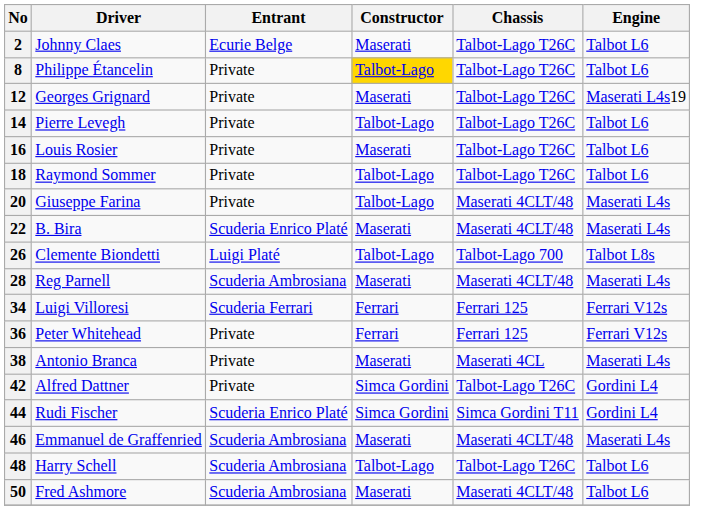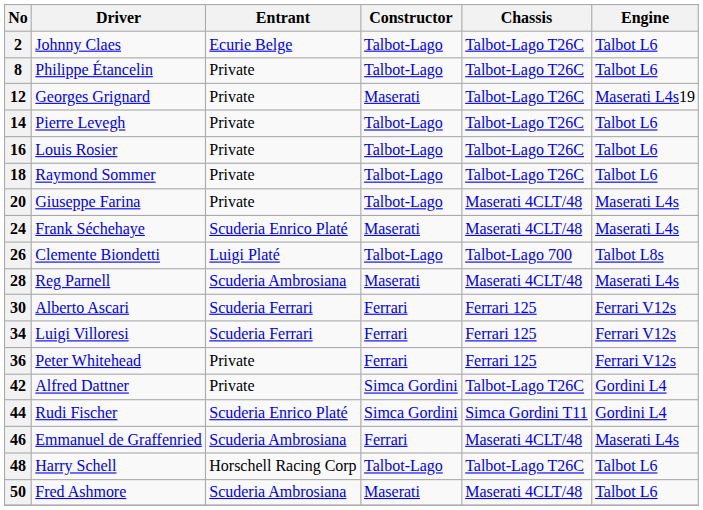(383, 44) Maserati -> (403, 44) Talbot-Lago
(395, 70) gold background -> (403, 70) no background
(383, 149) Maserati -> (403, 149) Talbot-Lago
- row: (18, 228)
+ row: (18, 228)
+ row: (18, 308)
- row: (18, 360)
(383, 439) Maserati -> (386, 439) Ferrari
(278, 466) Scuderia Ambrosiana -> (283, 466) Horschell Racing Corp
